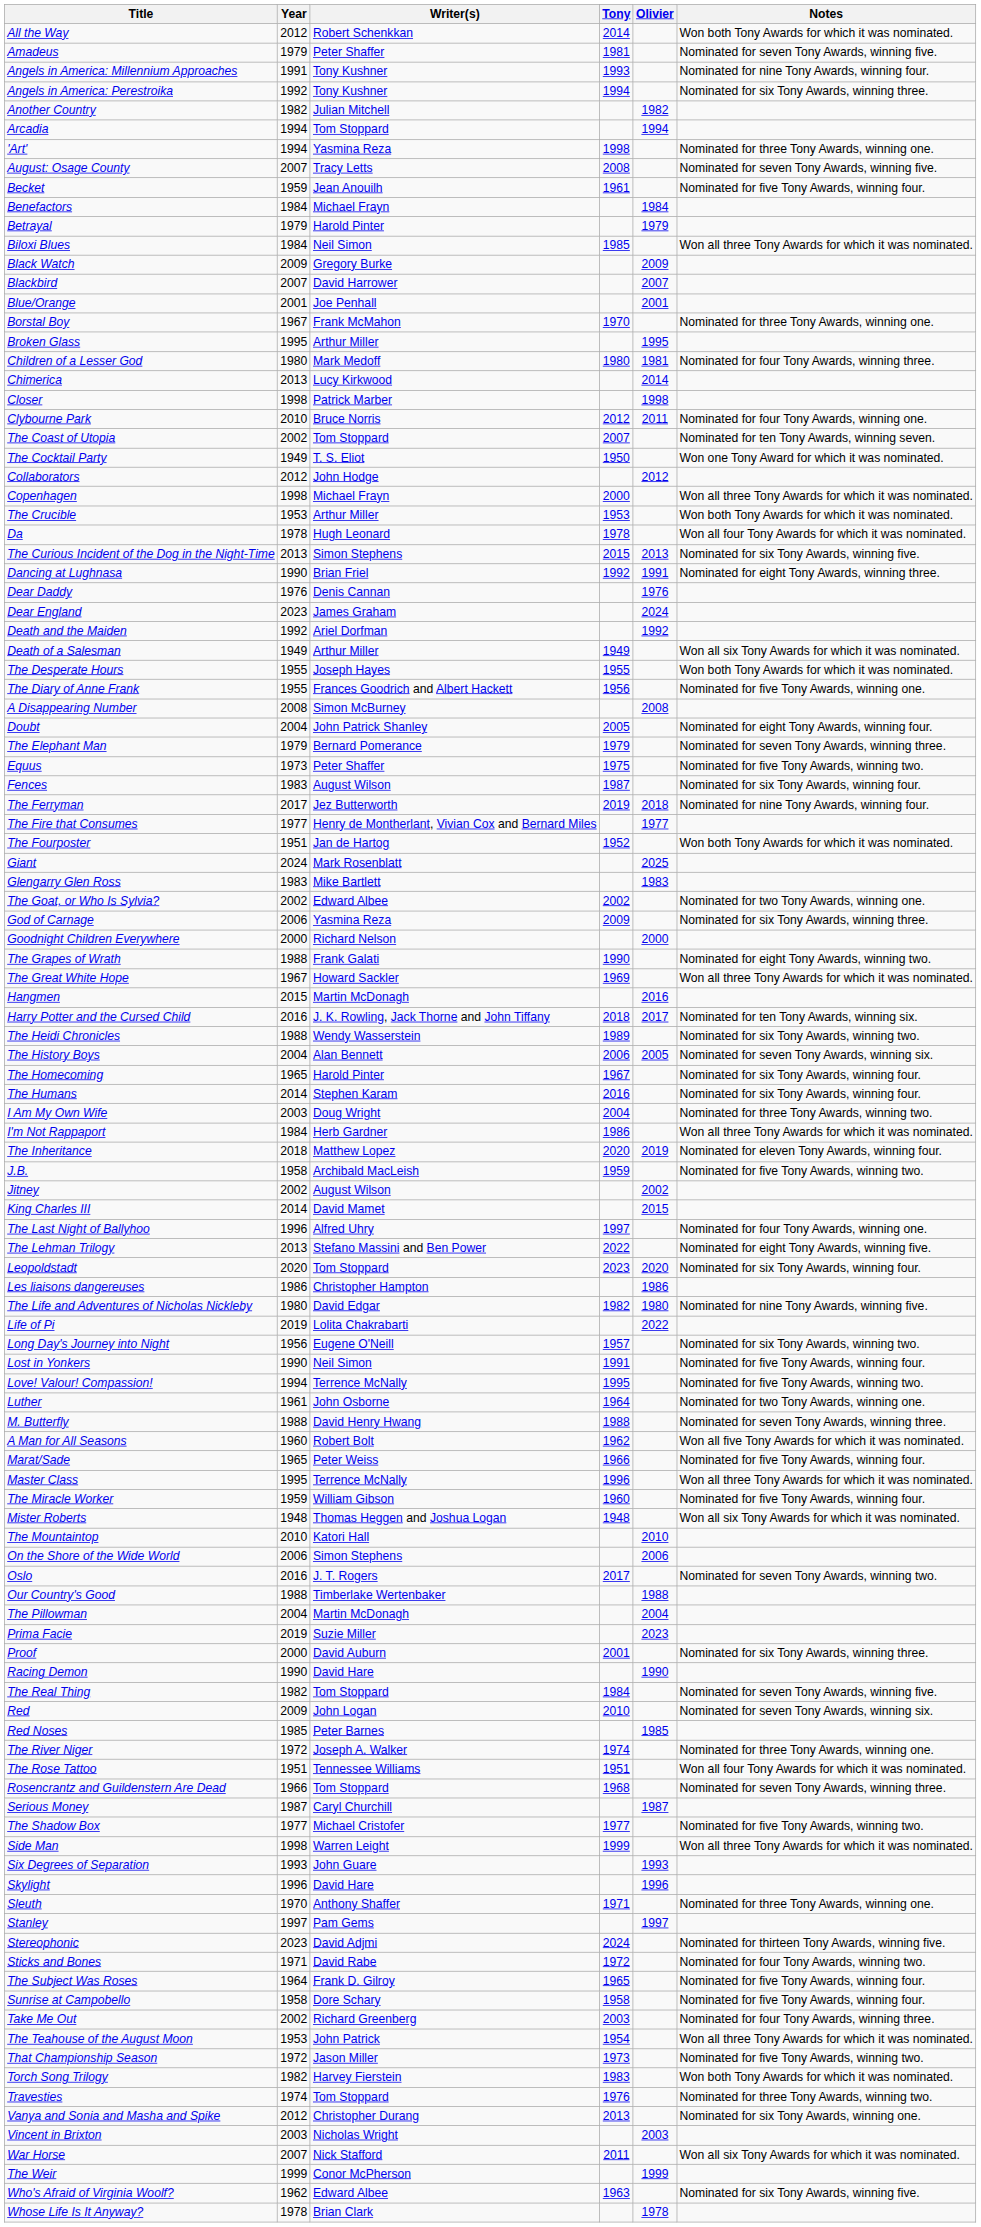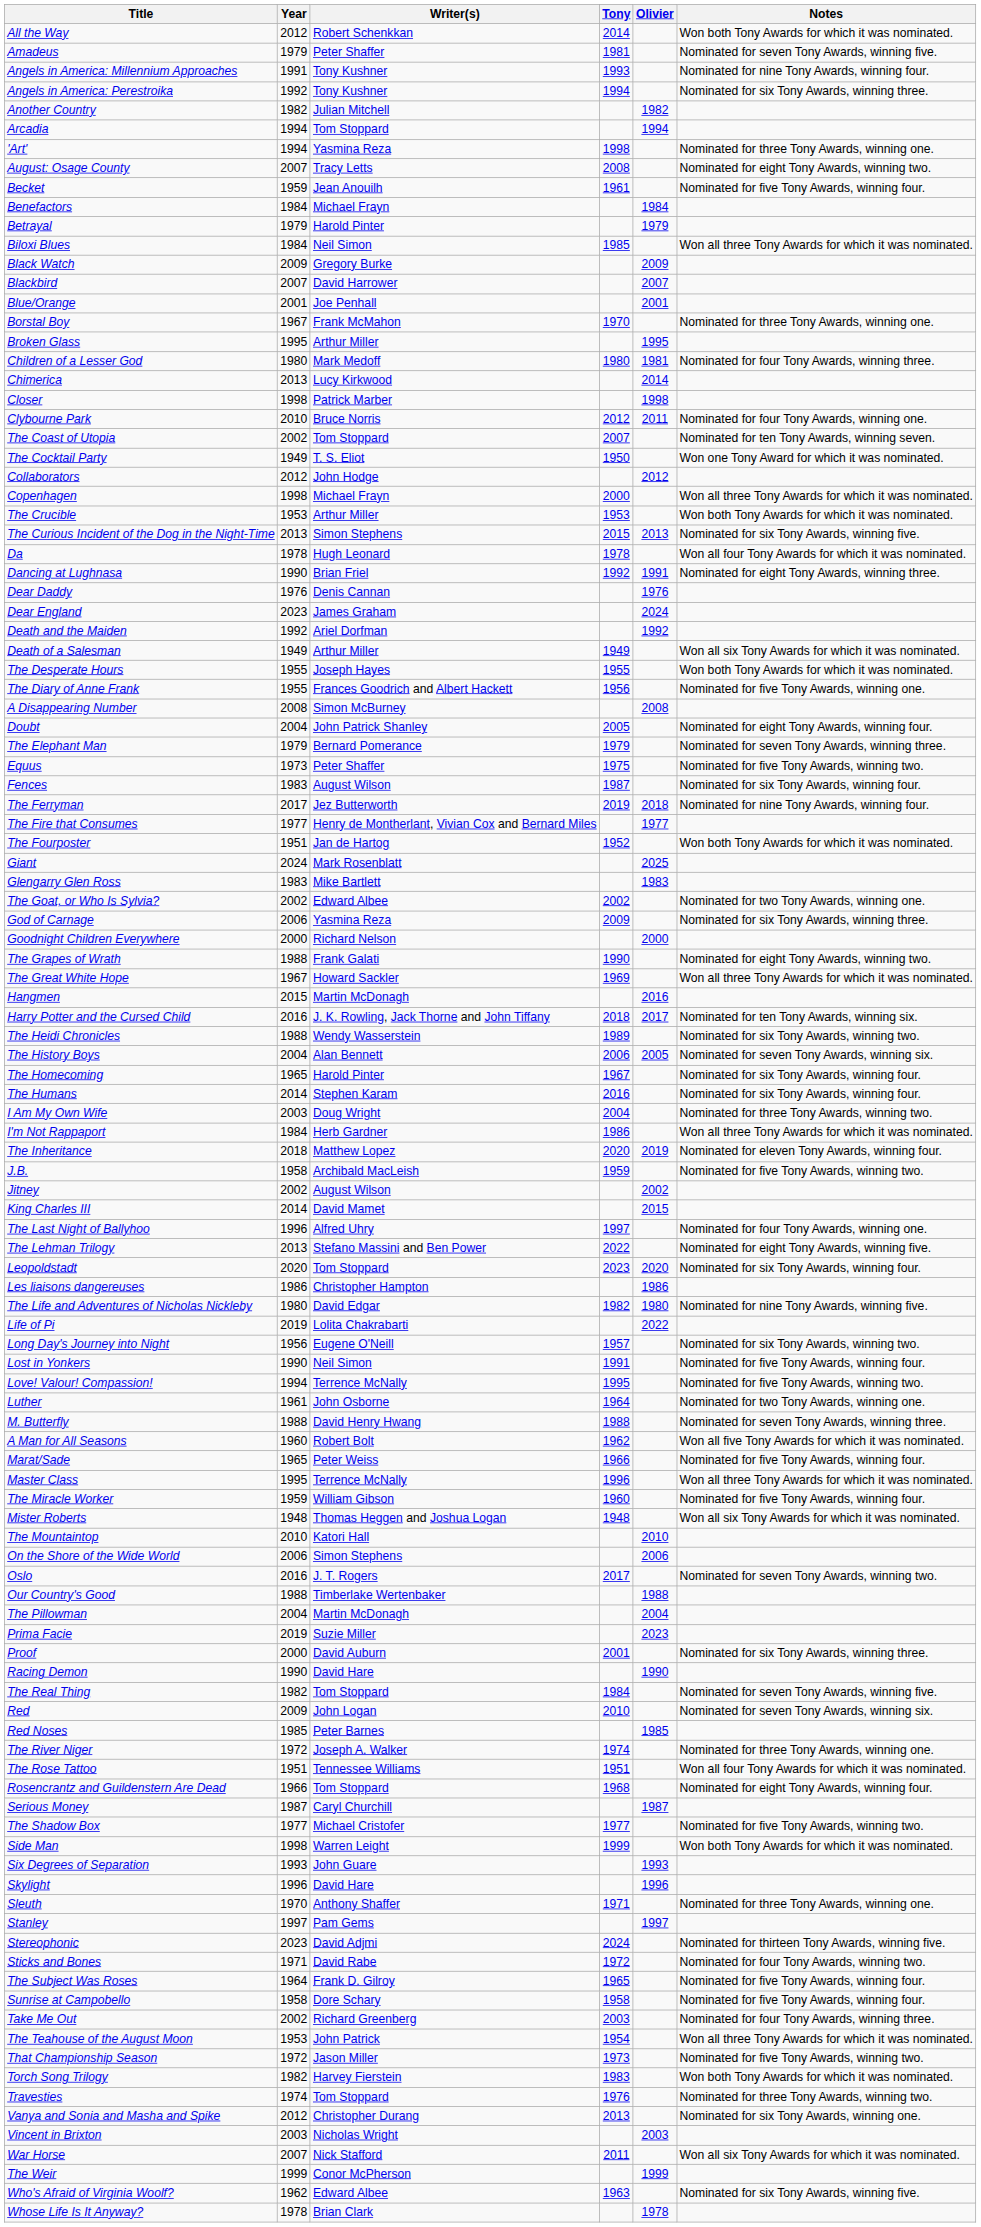(808, 168) Nominated for seven Tony Awards, winning five. -> (805, 168) Nominated for eight Tony Awards, winning two.
rows swapped: (141, 554) <-> (15, 534)
(813, 1788) Nominated for seven Tony Awards, winning three. -> (806, 1788) Nominated for eight Tony Awards, winning four.
(826, 1846) Won all three Tony Awards for which it was nominated. -> (816, 1846) Won both Tony Awards for which it was nominated.
